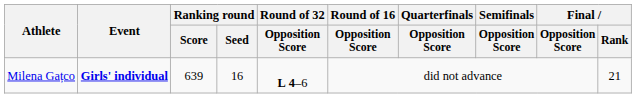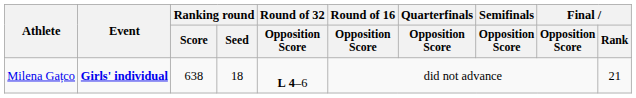(194, 75) 639 -> (194, 75) 638
(237, 75) 16 -> (237, 75) 18
